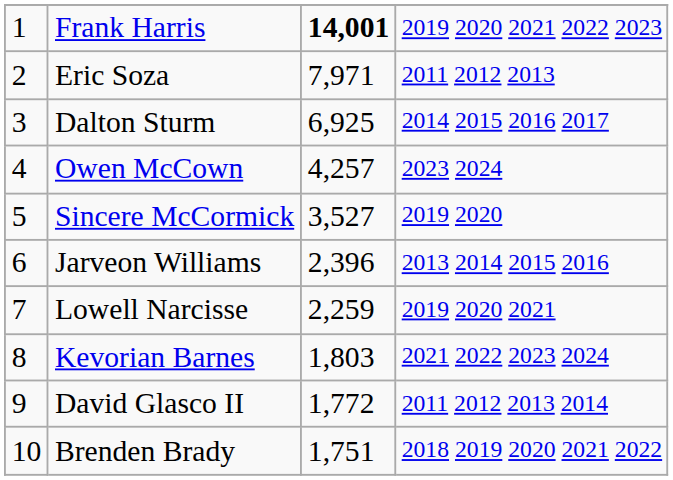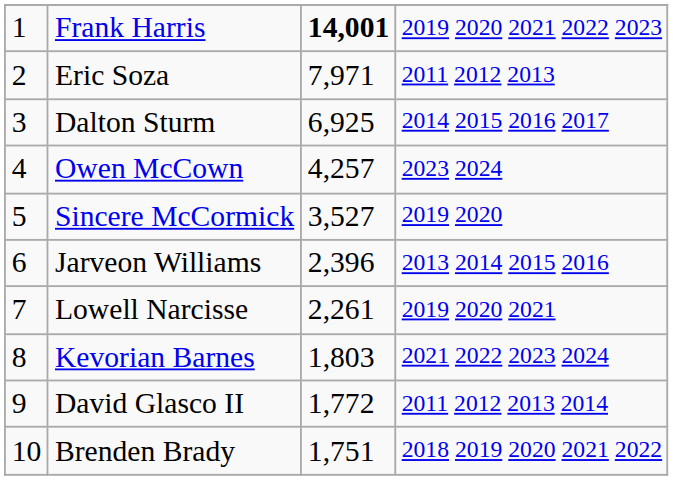(341, 309) 2,259 -> (341, 309) 2,261
